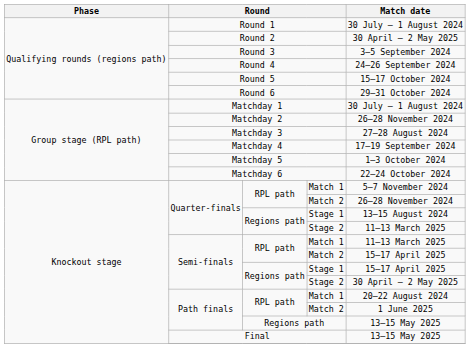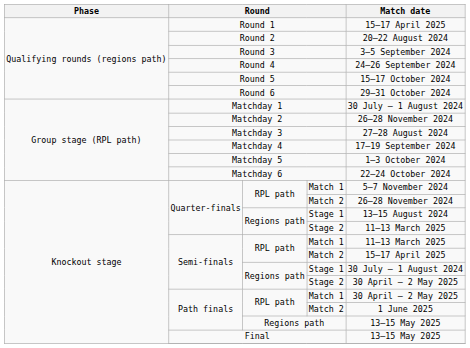(405, 25) 30 July – 1 August 2024 -> (405, 25) 15–17 April 2025
(405, 38) 30 April – 2 May 2025 -> (405, 38) 20–22 August 2024
(405, 269) 15–17 April 2025 -> (405, 269) 30 July – 1 August 2024
(405, 296) 20–22 August 2024 -> (405, 296) 30 April – 2 May 2025
